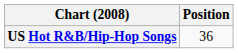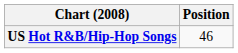(206, 36) 36 -> (206, 36) 46
